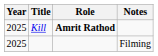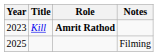(17, 28) 2025 -> (17, 28) 2023
